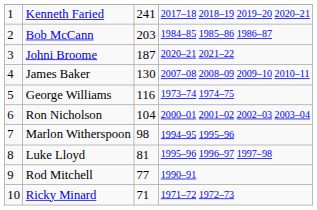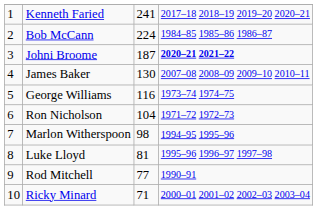(146, 34) 203 -> (146, 34) 224
(197, 54) normal -> (197, 54) bold
(235, 114) 2000–01 2001–02 2002–03 2003–04 -> (197, 114) 1971–72 1972–73
(197, 194) 1971–72 1972–73 -> (235, 194) 2000–01 2001–02 2002–03 2003–04
